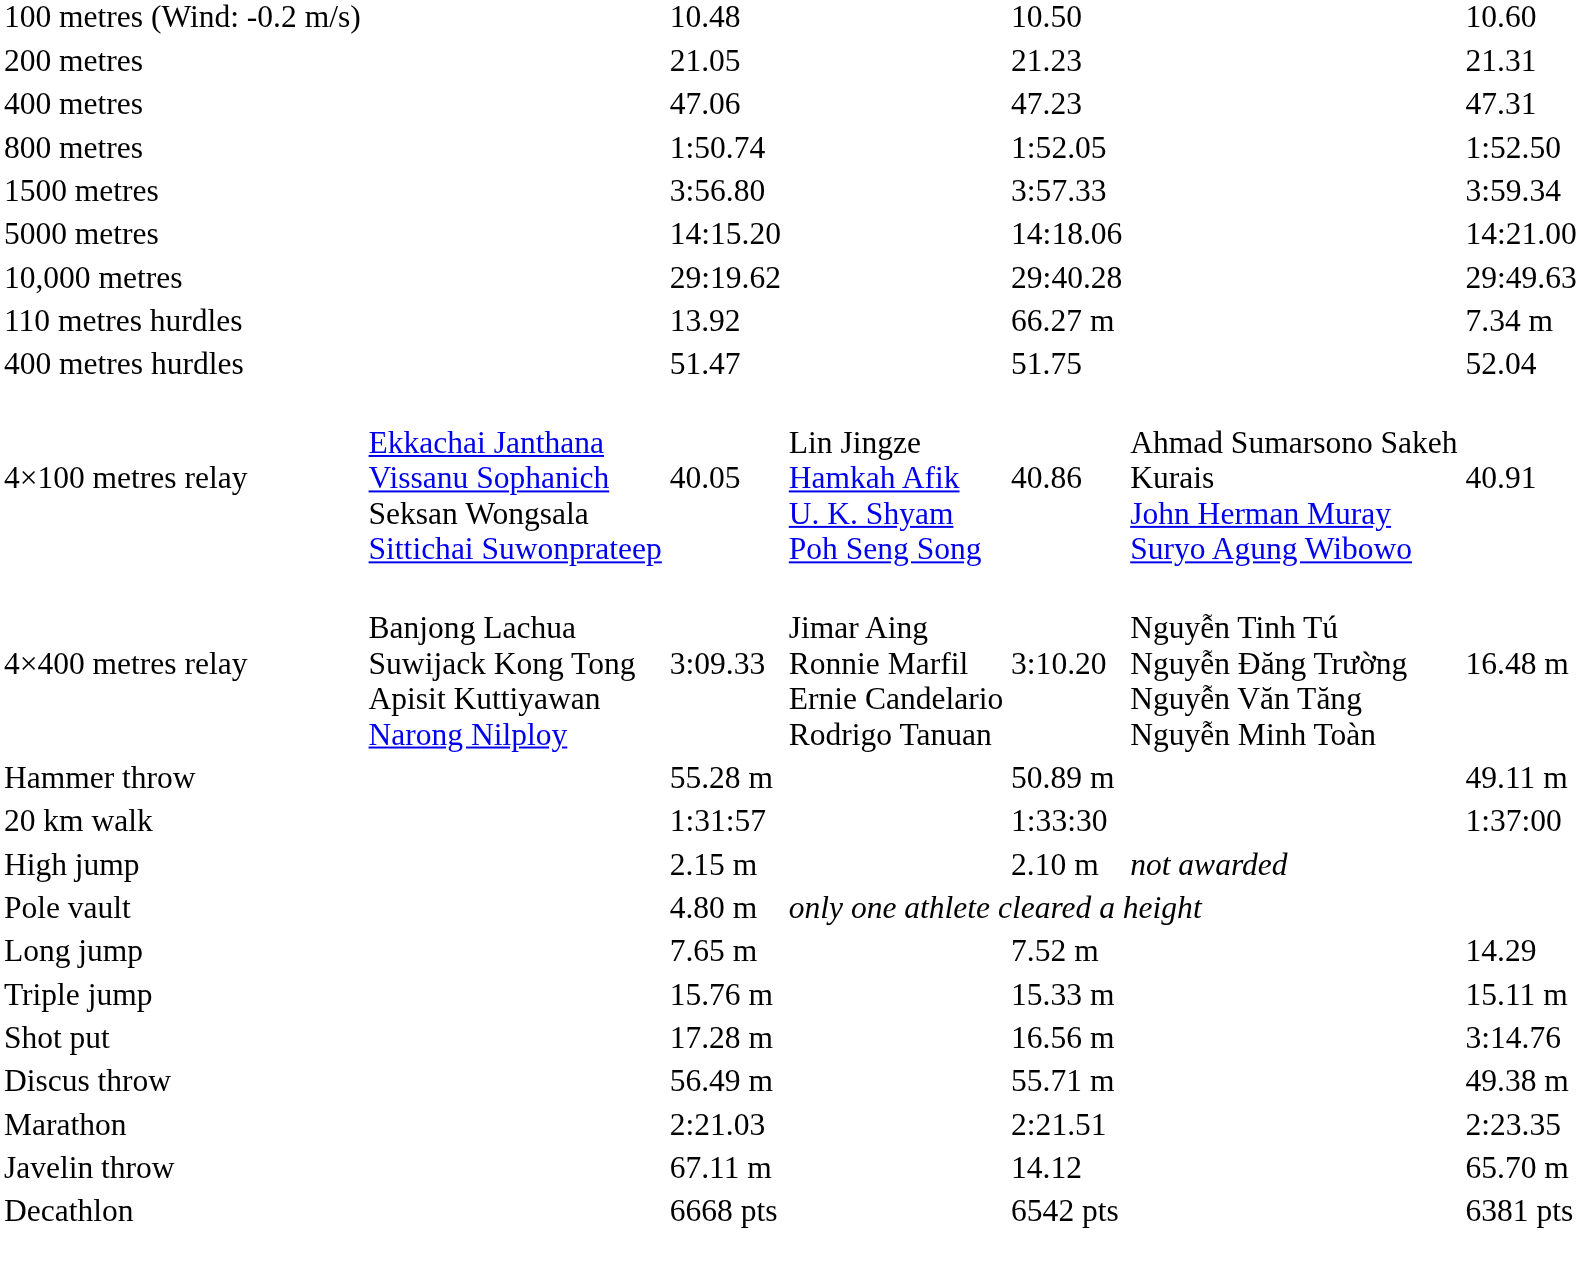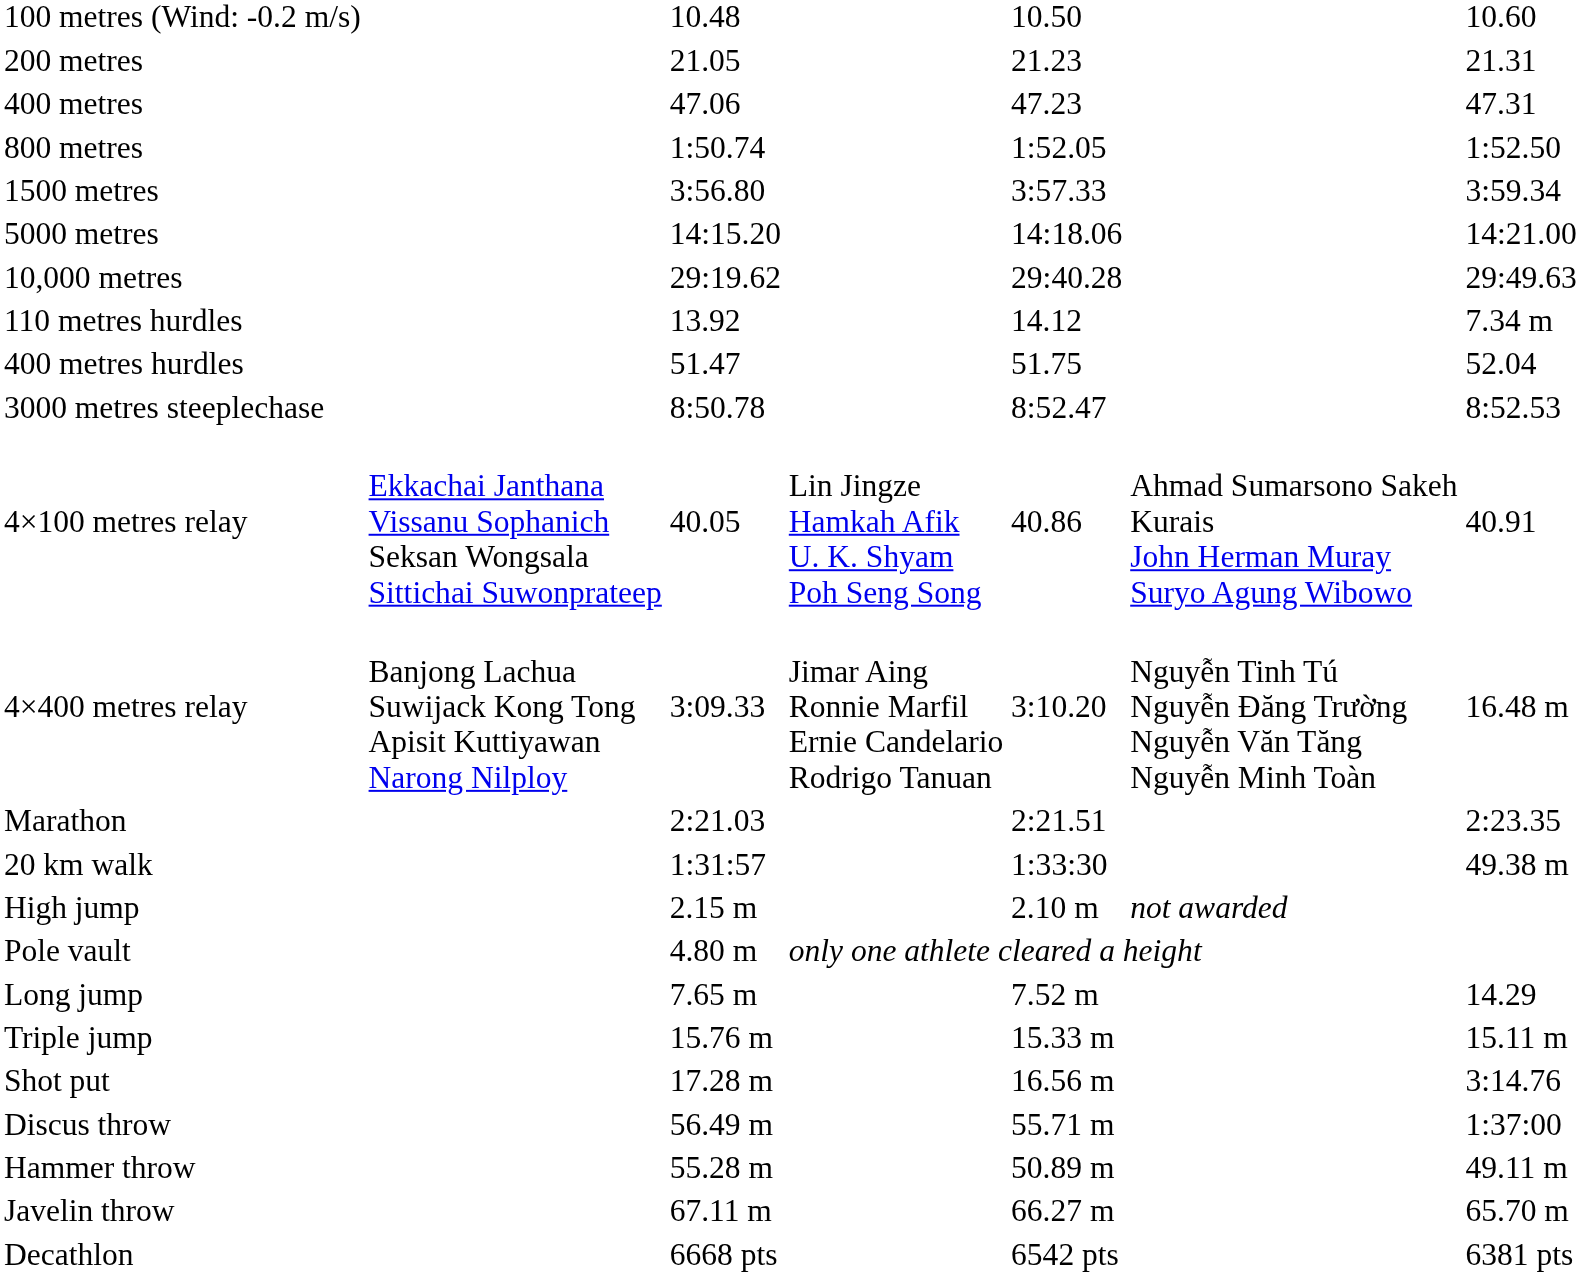(1063, 320) 66.27 m -> (1047, 320) 14.12
+ row: (164, 407)
rows swapped: (65, 1124) <-> (100, 777)
(1514, 820) 1:37:00 -> (1517, 864) 49.38 m
(1517, 1080) 49.38 m -> (1514, 1124) 1:37:00
(1047, 1167) 14.12 -> (1063, 1210) 66.27 m
